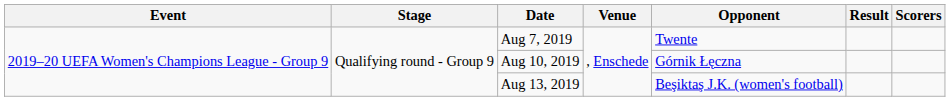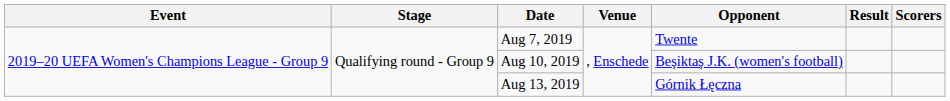(698, 61) Górnik Łęczna -> (749, 61) Beşiktaş J.K. (women's football)
(749, 84) Beşiktaş J.K. (women's football) -> (698, 84) Górnik Łęczna
